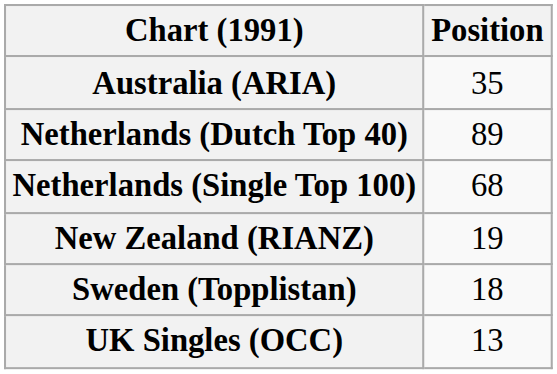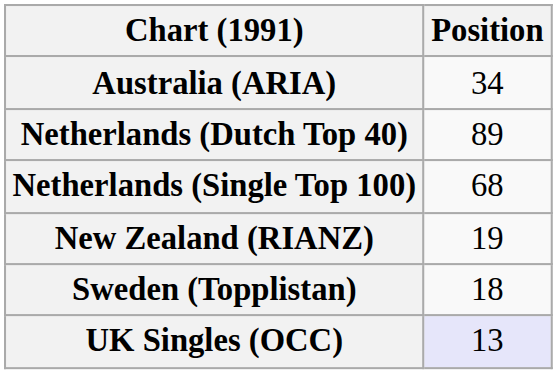(487, 82) 35 -> (487, 82) 34
(487, 340) no background -> (487, 340) lavender background
